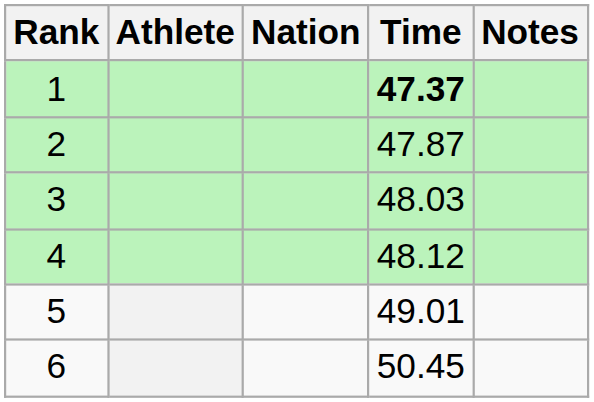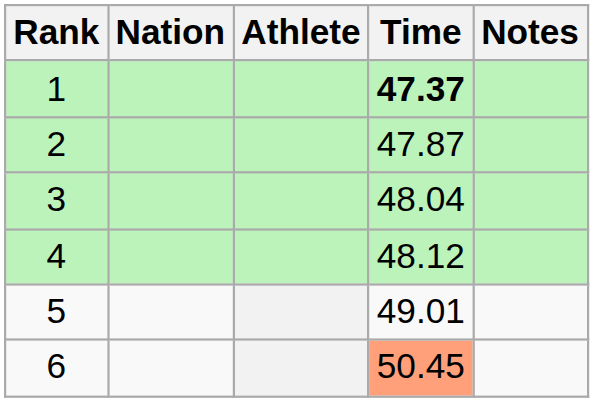columns swapped: (175, 32) <-> (306, 32)
(421, 199) 48.03 -> (421, 199) 48.04
(421, 367) no background -> (421, 367) lightsalmon background
